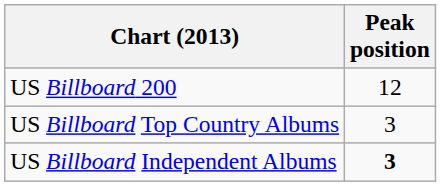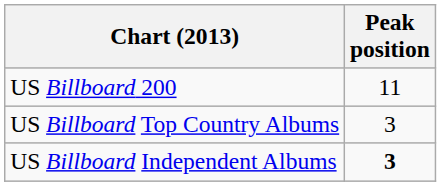(390, 86) 12 -> (390, 86) 11
